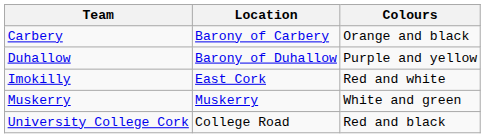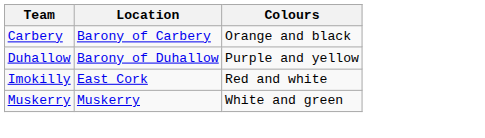- row: (98, 122)
